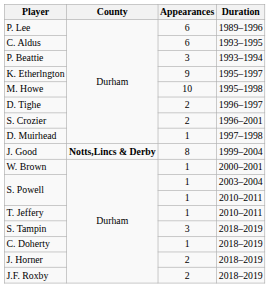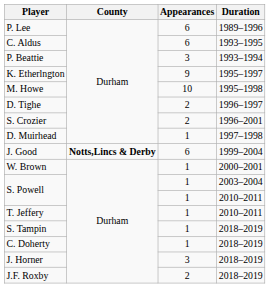(187, 151) 8 -> (187, 151) 6
(187, 228) 3 -> (187, 228) 1
(187, 259) 2 -> (187, 259) 3
